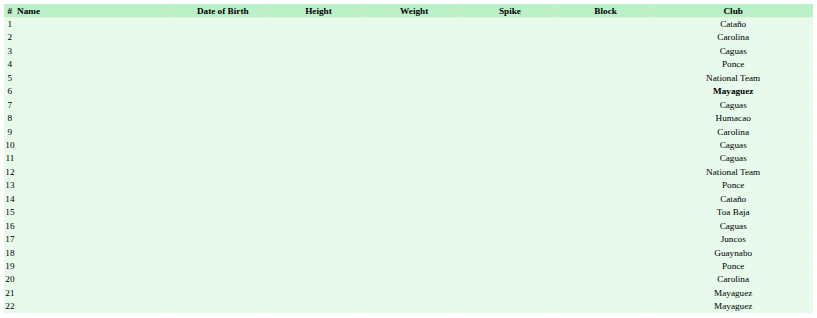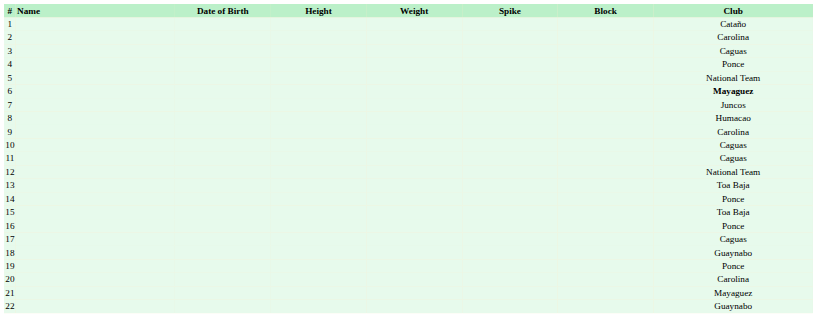(733, 104) Caguas -> (733, 104) Juncos
(733, 185) Ponce -> (733, 185) Toa Baja
(733, 199) Cataño -> (733, 199) Ponce
(733, 225) Caguas -> (733, 225) Ponce
(733, 239) Juncos -> (733, 239) Caguas
(733, 306) Mayaguez -> (733, 306) Guaynabo
